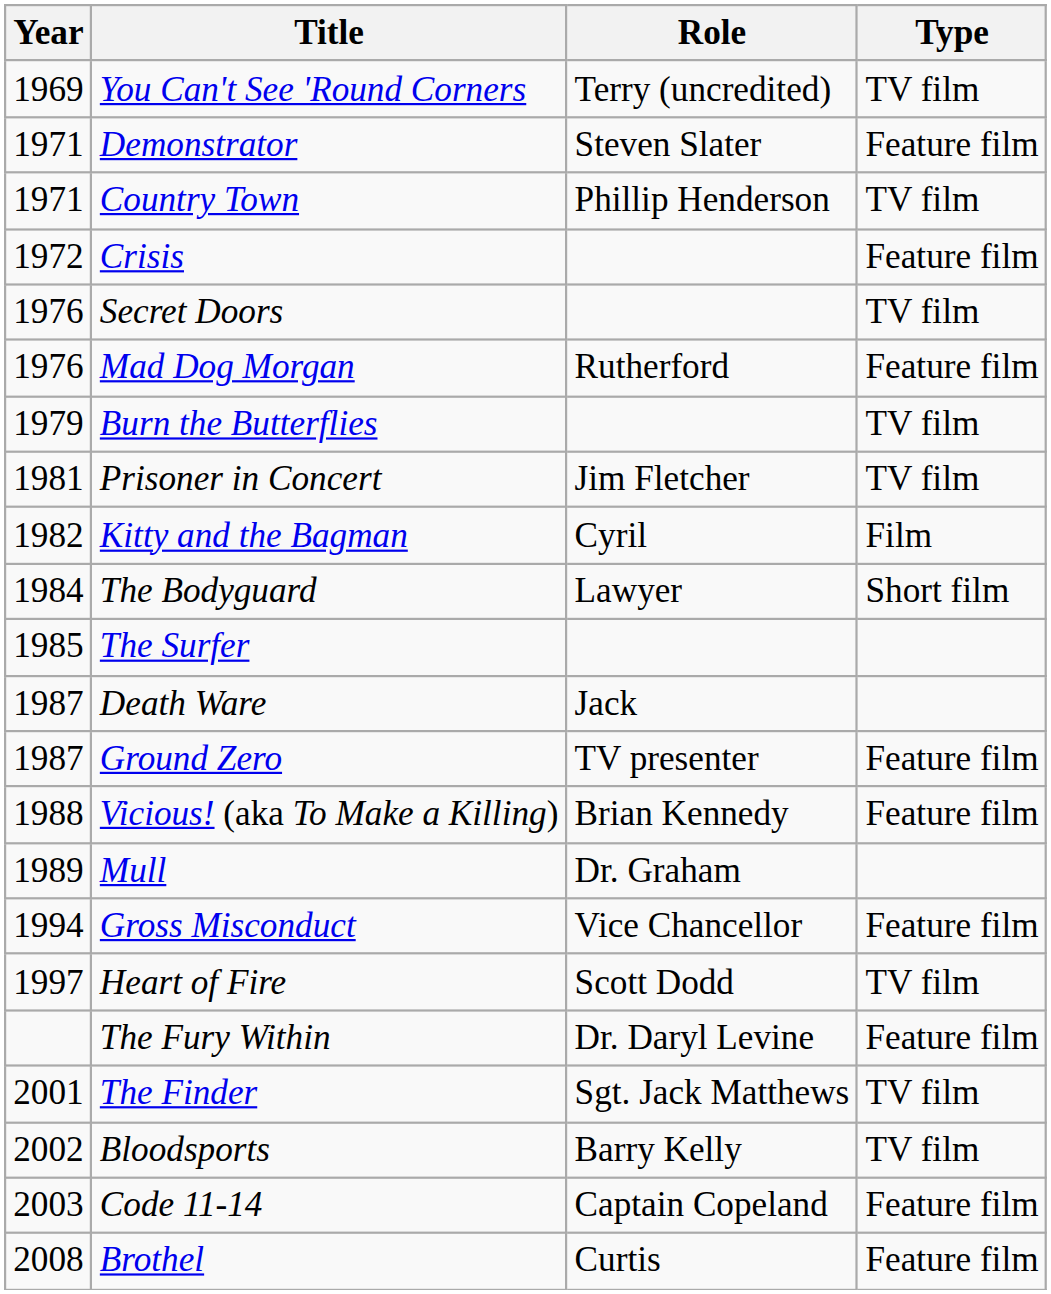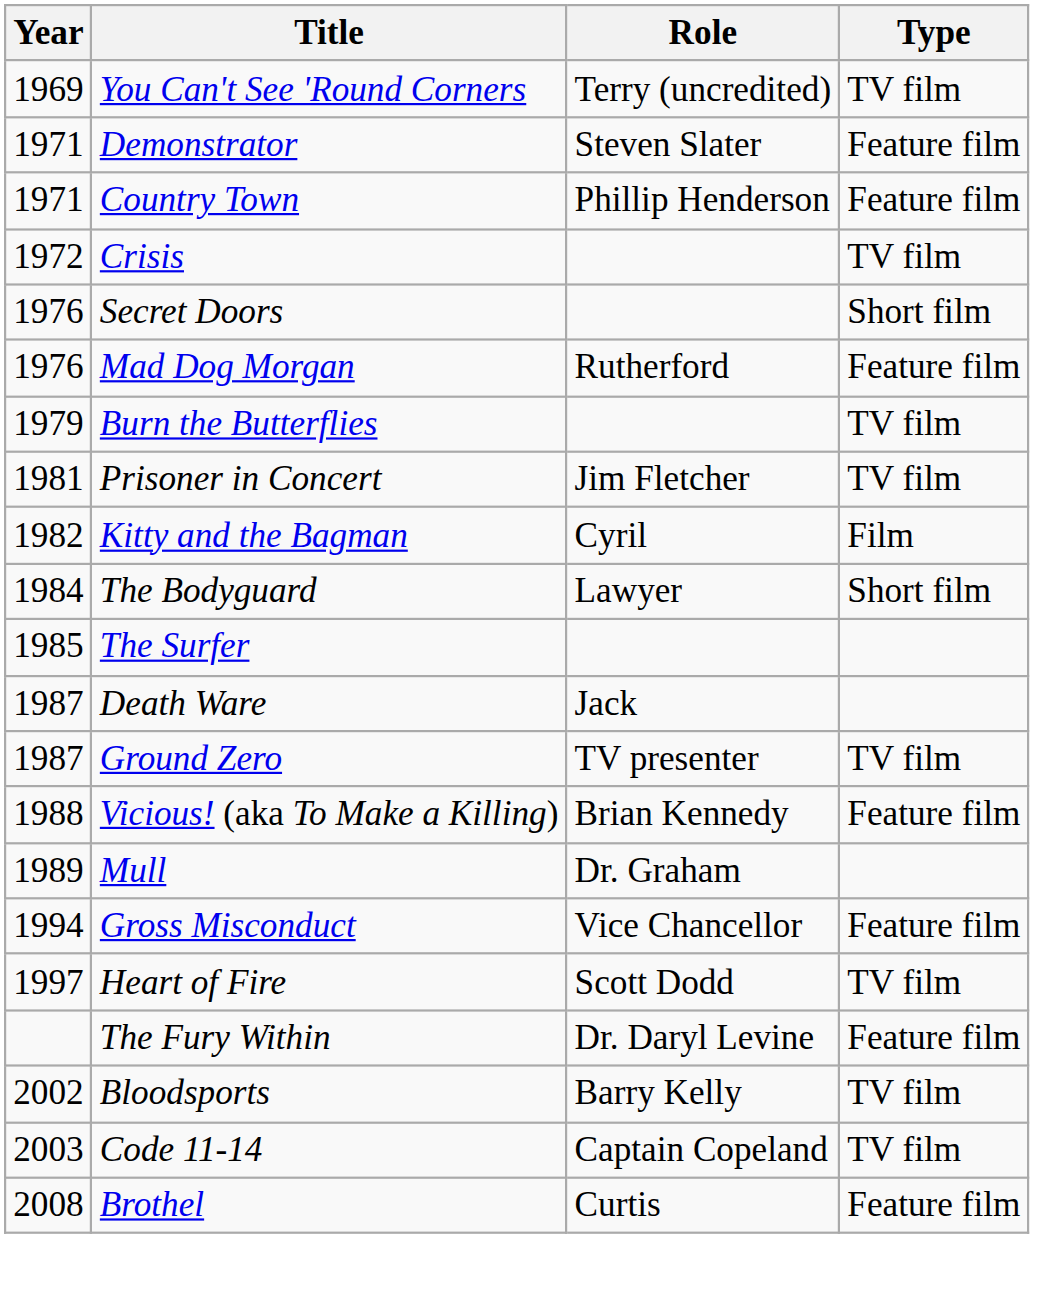(922, 199) TV film -> (934, 199) Feature film
(952, 255) Feature film -> (904, 255) TV film
(922, 311) TV film -> (919, 311) Short film
(952, 758) Feature film -> (904, 758) TV film
- row: (179, 1093)
(952, 1204) Feature film -> (904, 1148) TV film
